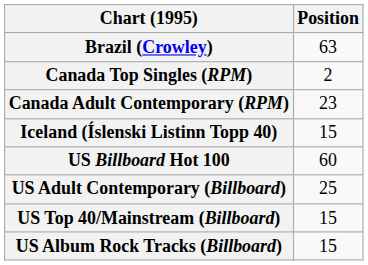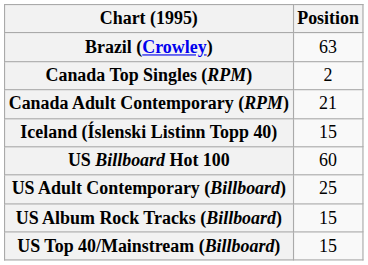(328, 103) 23 -> (328, 103) 21
rows swapped: (149, 246) <-> (149, 217)
